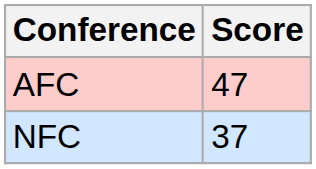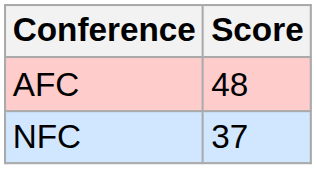(230, 83) 47 -> (230, 83) 48
